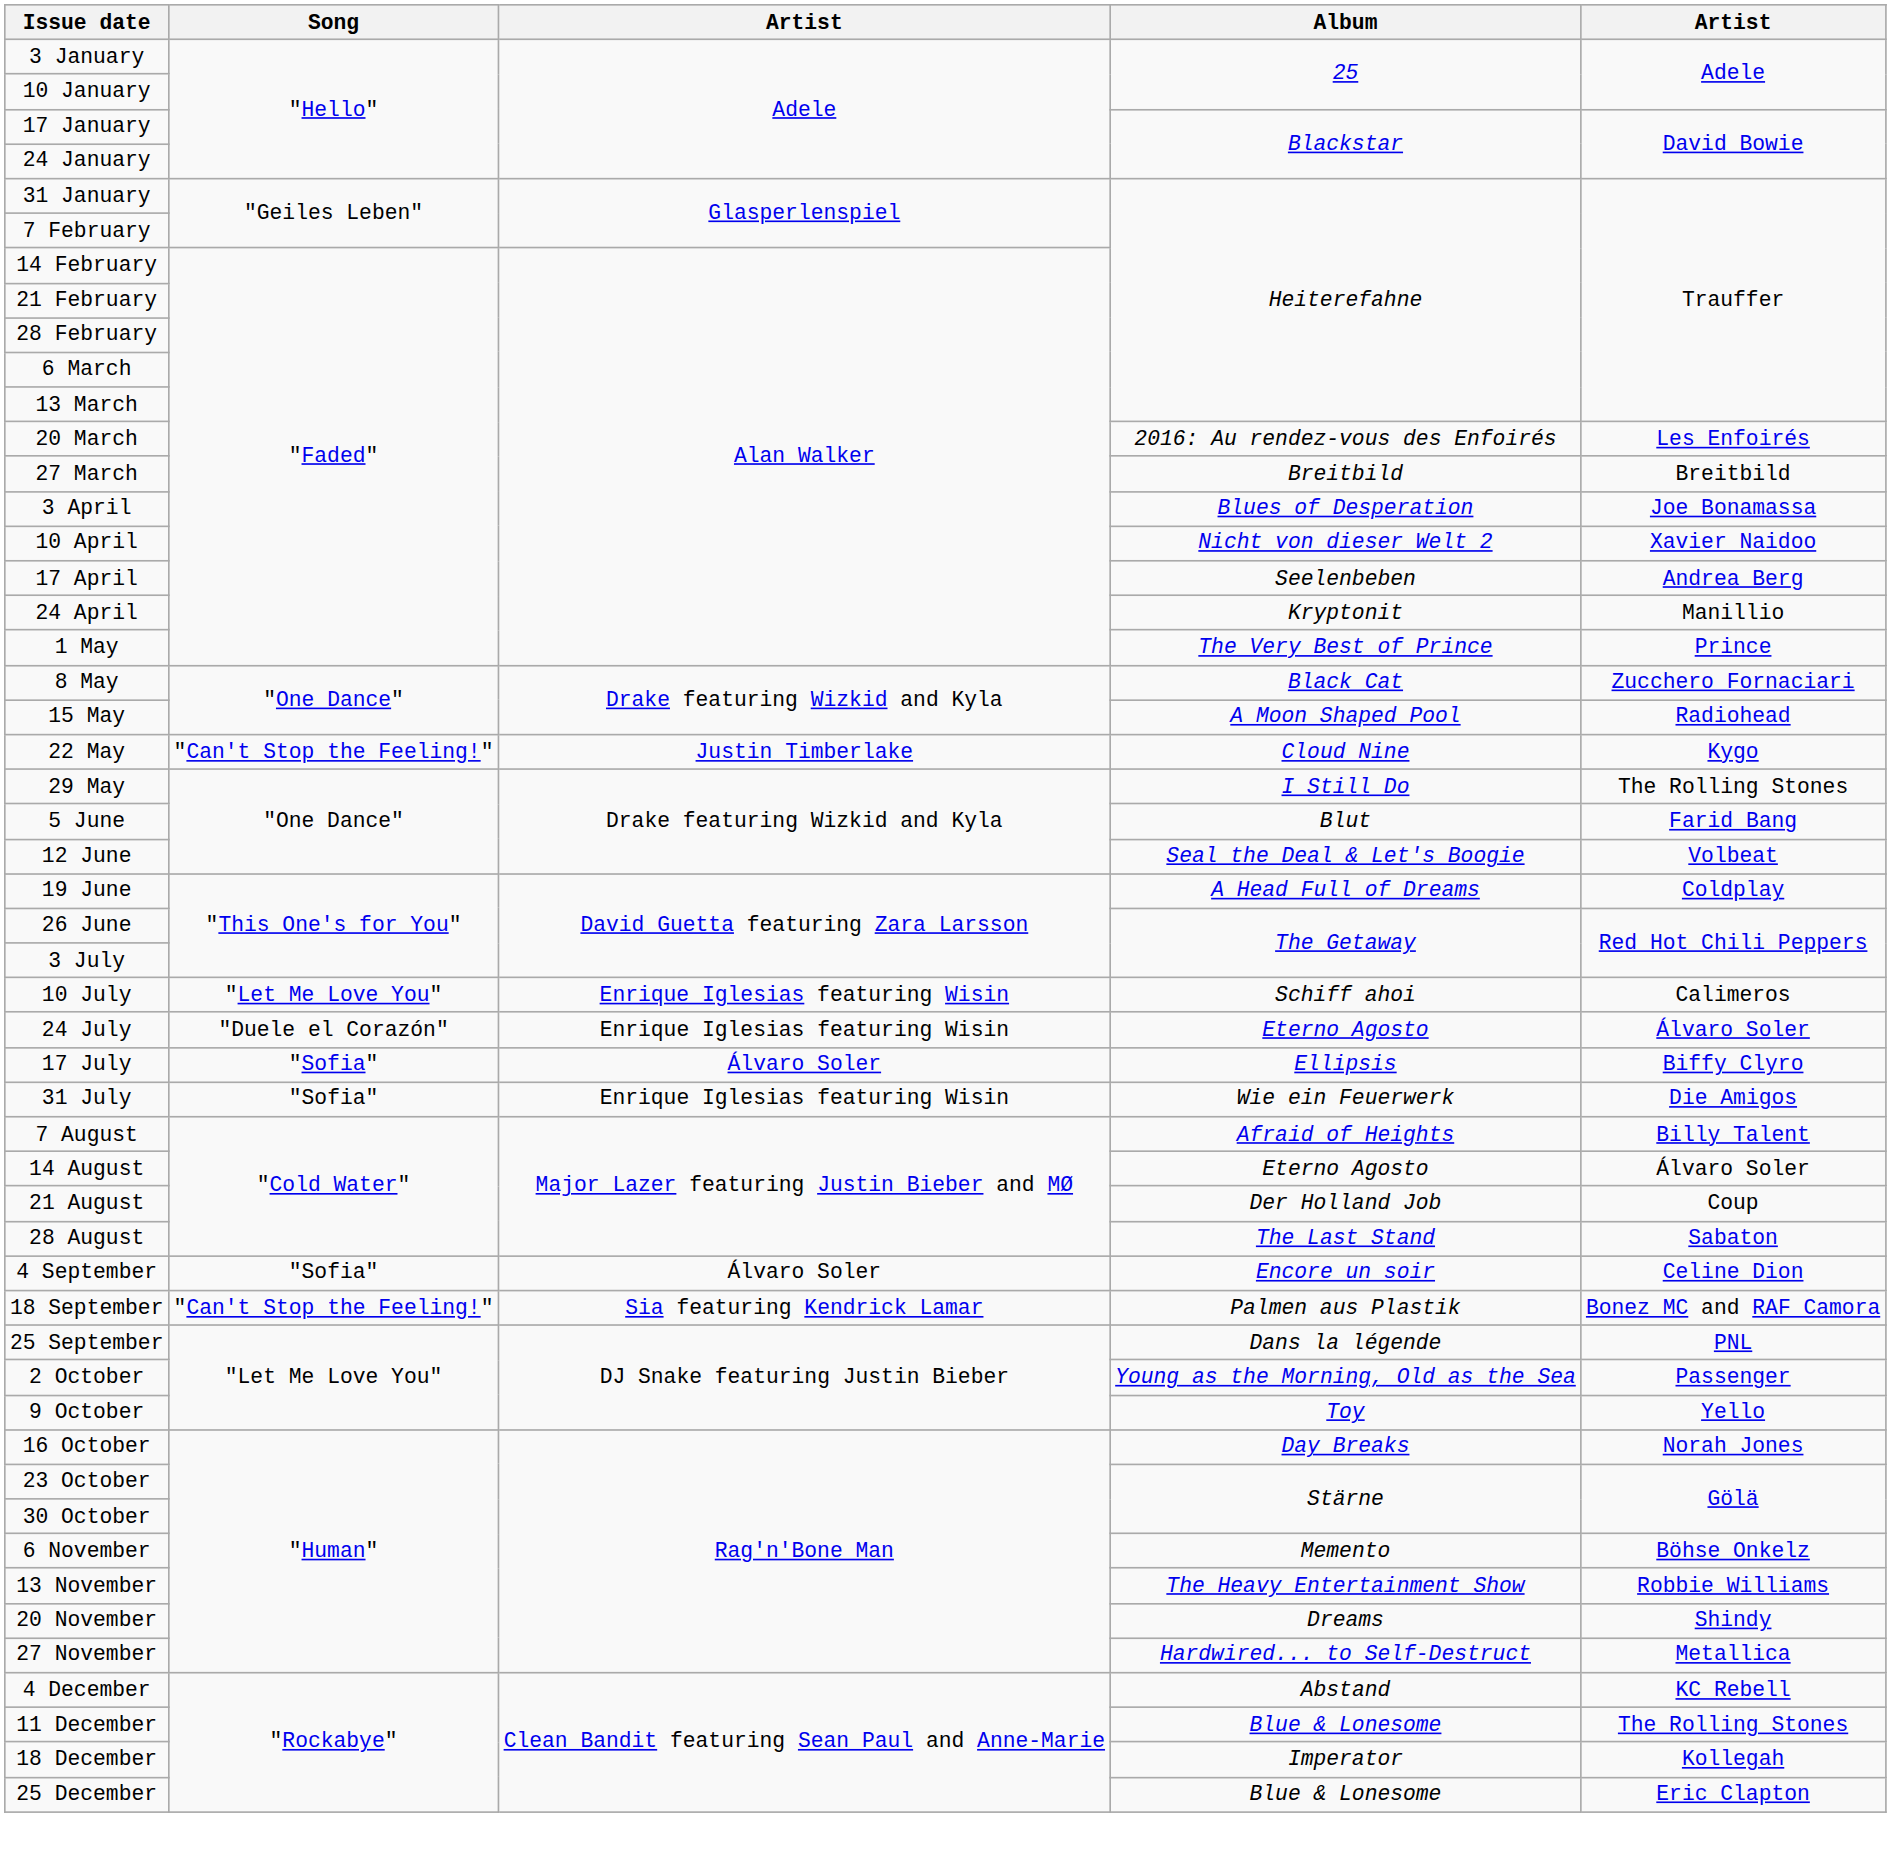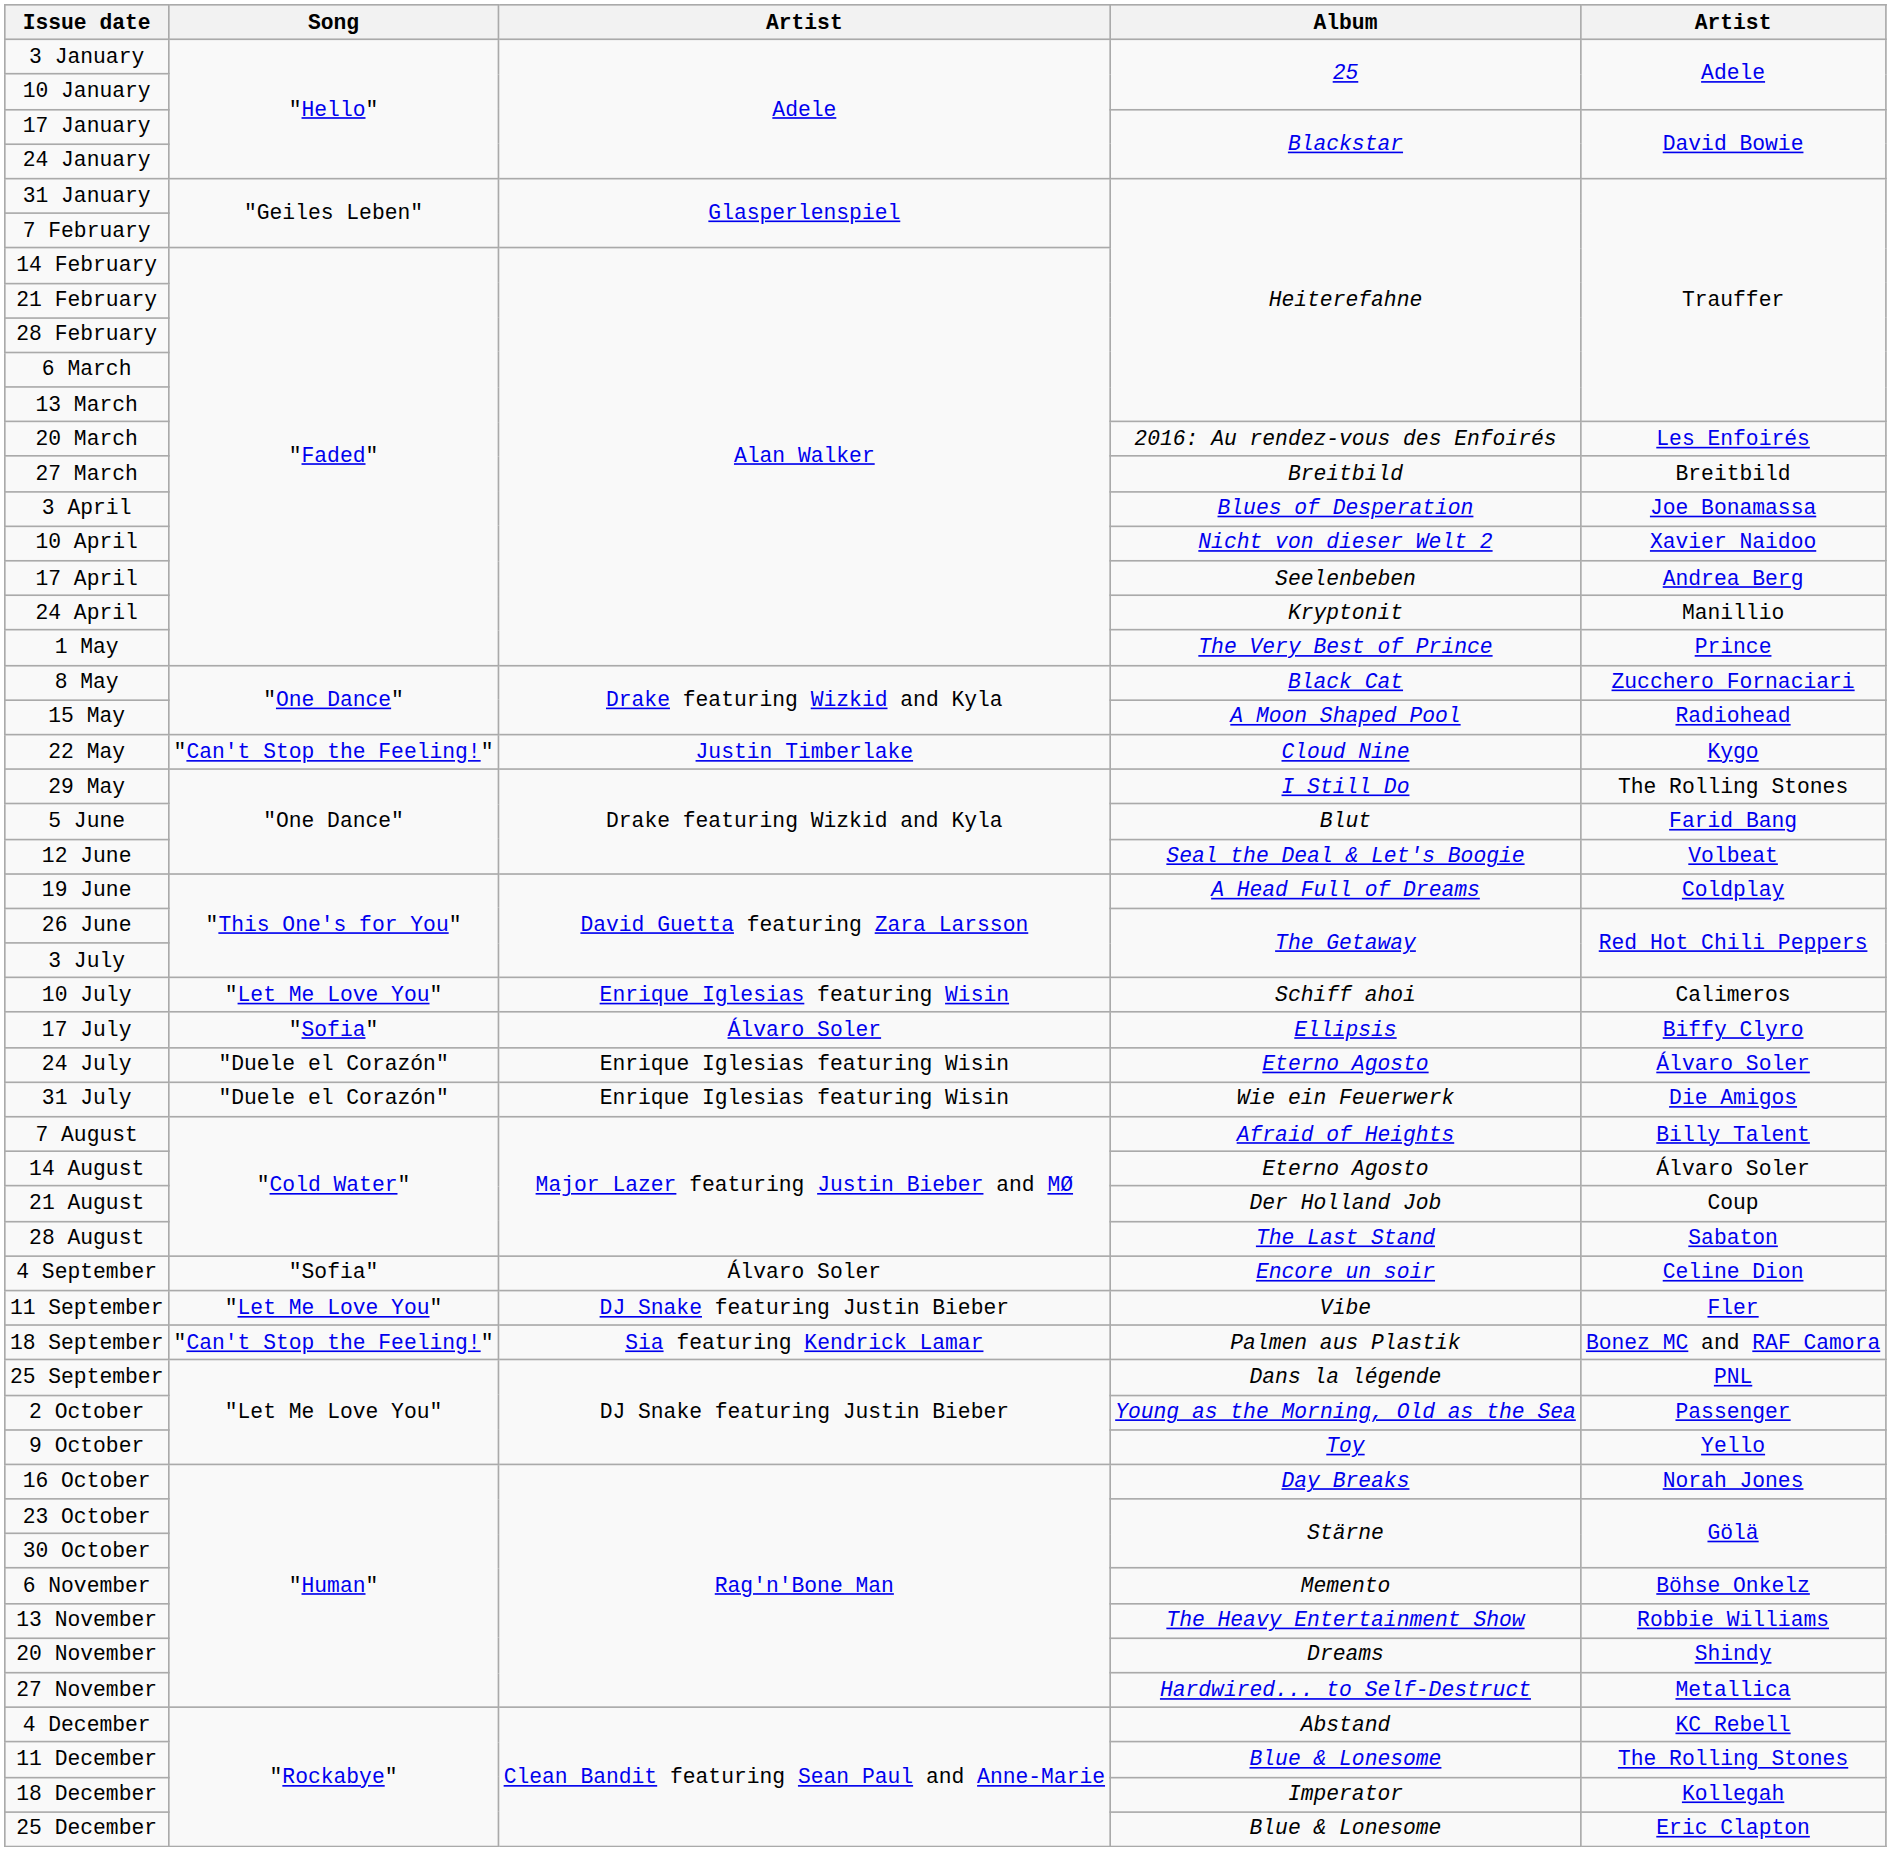rows swapped: (87, 1065) <-> (87, 1030)
(334, 1099) "Sofia" -> (334, 1099) "Duele el Corazón"
+ row: (87, 1308)
